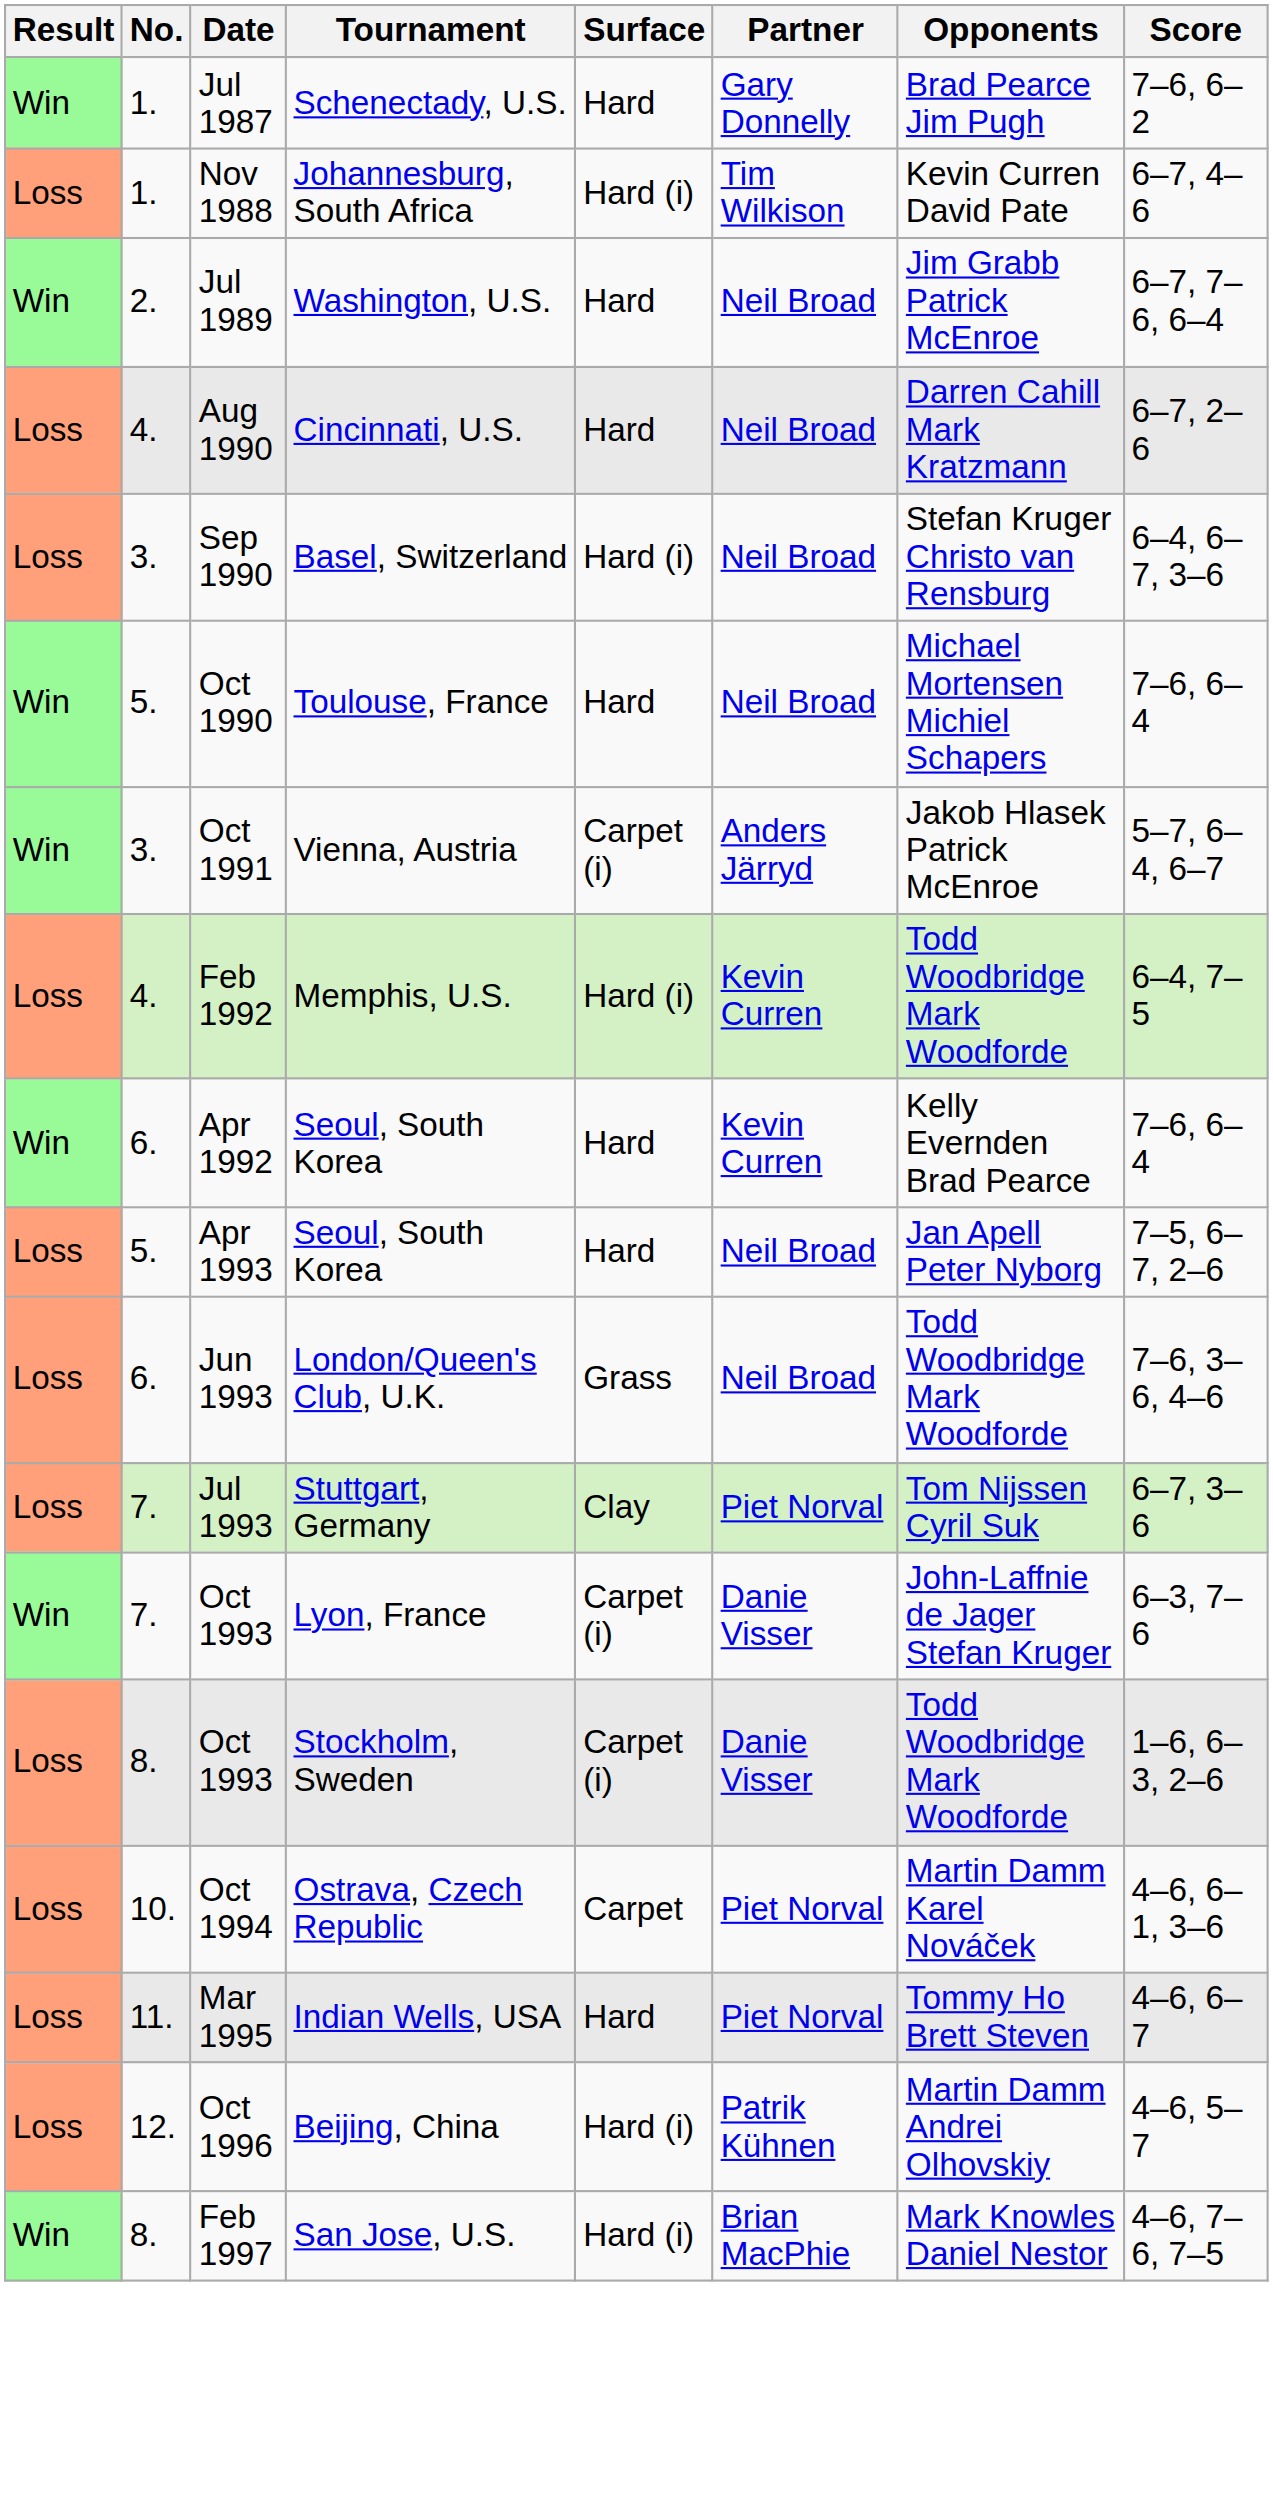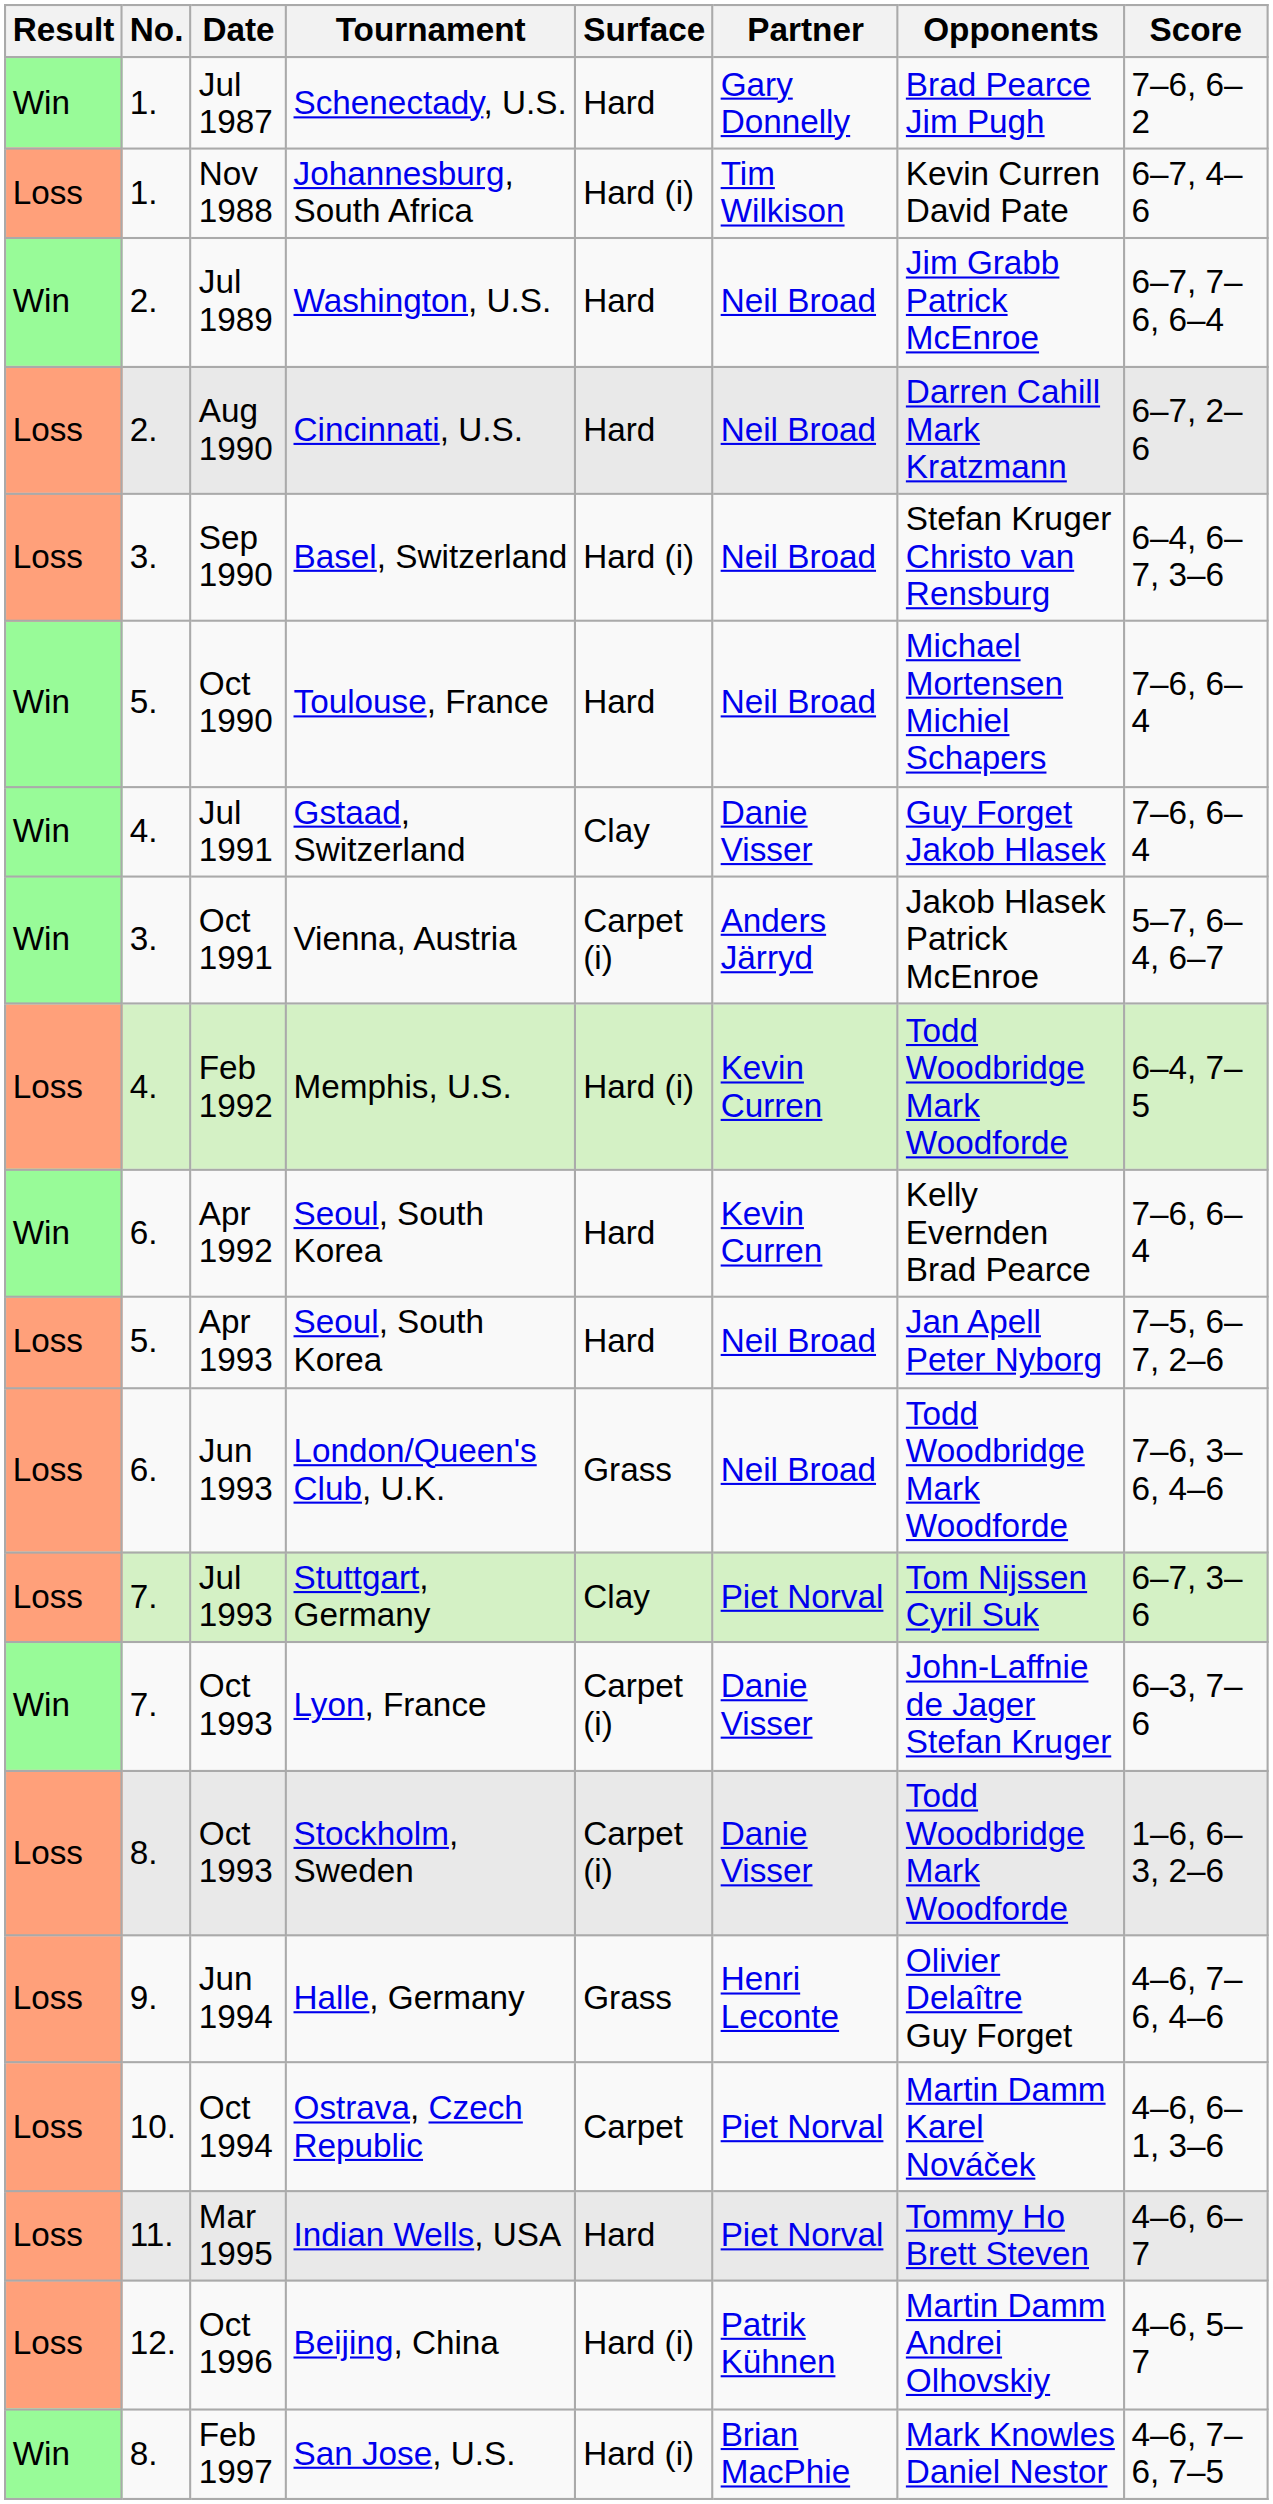(144, 429) 4. -> (144, 429) 2.
+ row: (236, 830)
+ row: (236, 1998)
